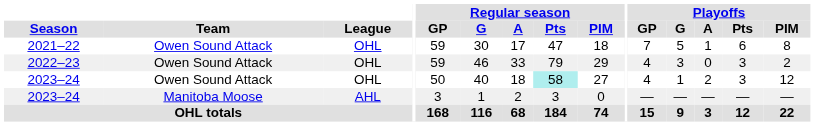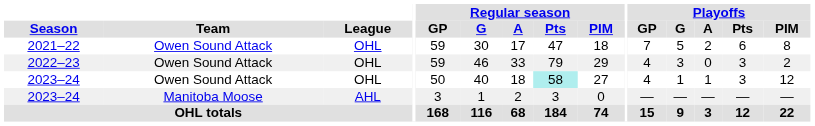(708, 46) 1 -> (708, 46) 2
(708, 79) 2 -> (708, 79) 1
